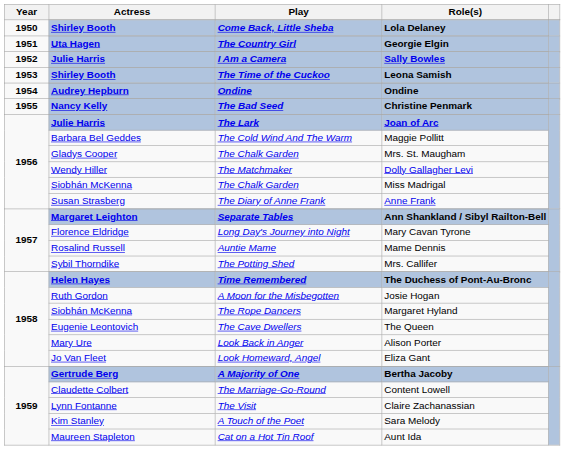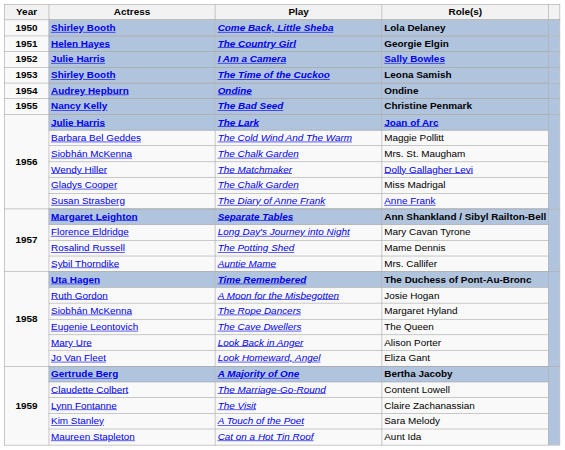(76, 43) Uta Hagen -> (81, 43) Helen Hayes
(84, 153) Gladys Cooper -> (92, 153) Siobhán McKenna
(92, 185) Siobhán McKenna -> (84, 185) Gladys Cooper
(247, 248) Auntie Mame -> (256, 248) The Potting Shed
(256, 264) The Potting Shed -> (247, 264) Auntie Mame
(81, 279) Helen Hayes -> (76, 279) Uta Hagen
